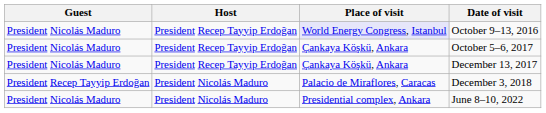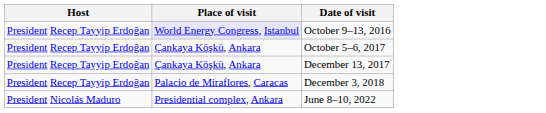- column: (78, 13)
(211, 82) President Nicolás Maduro -> (78, 82) President Recep Tayyip Erdoğan
